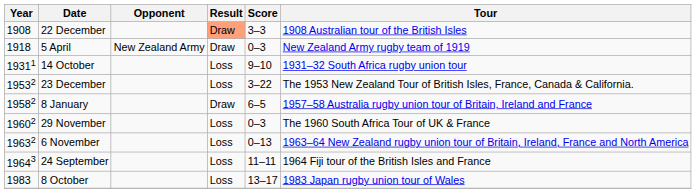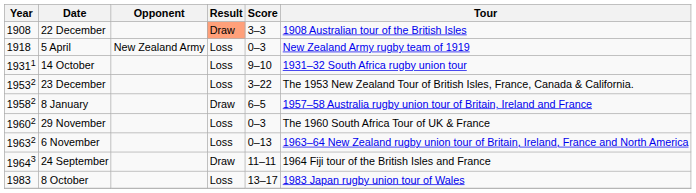(222, 47) Draw -> (221, 47) Loss
(221, 162) Loss -> (222, 162) Draw
